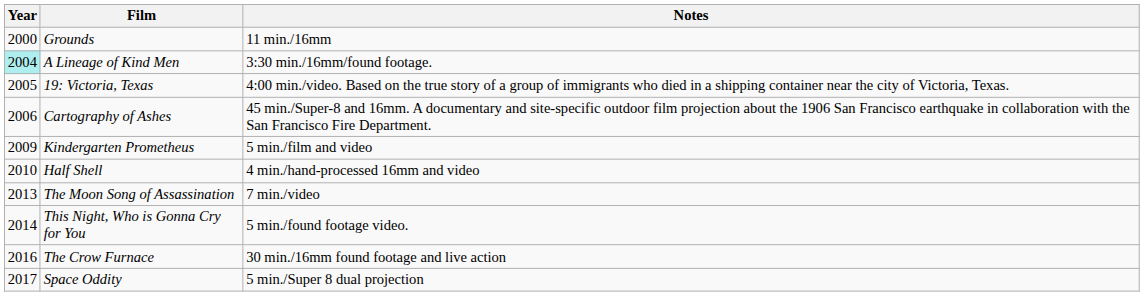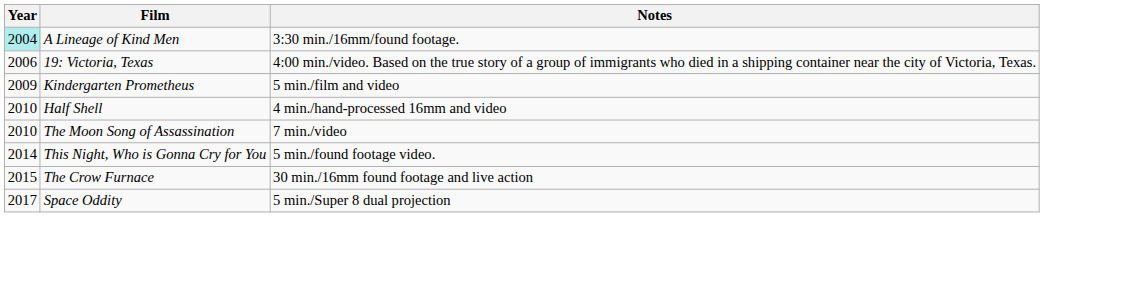- row: (69, 39)
(22, 85) 2005 -> (22, 62) 2006
- row: (107, 116)
(22, 194) 2013 -> (22, 131) 2010
(22, 256) 2016 -> (22, 177) 2015
